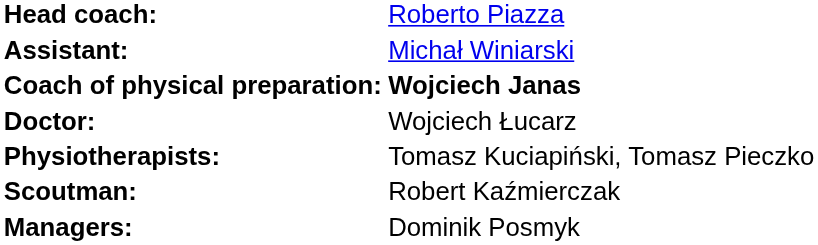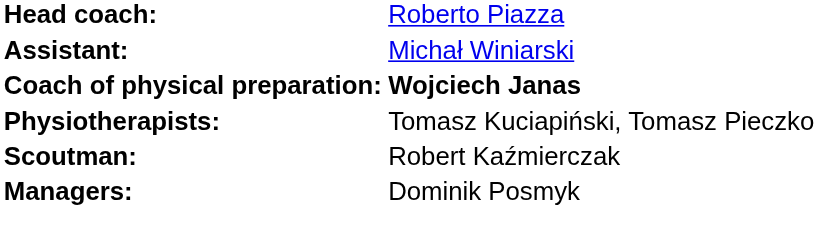- row: (50, 121)
